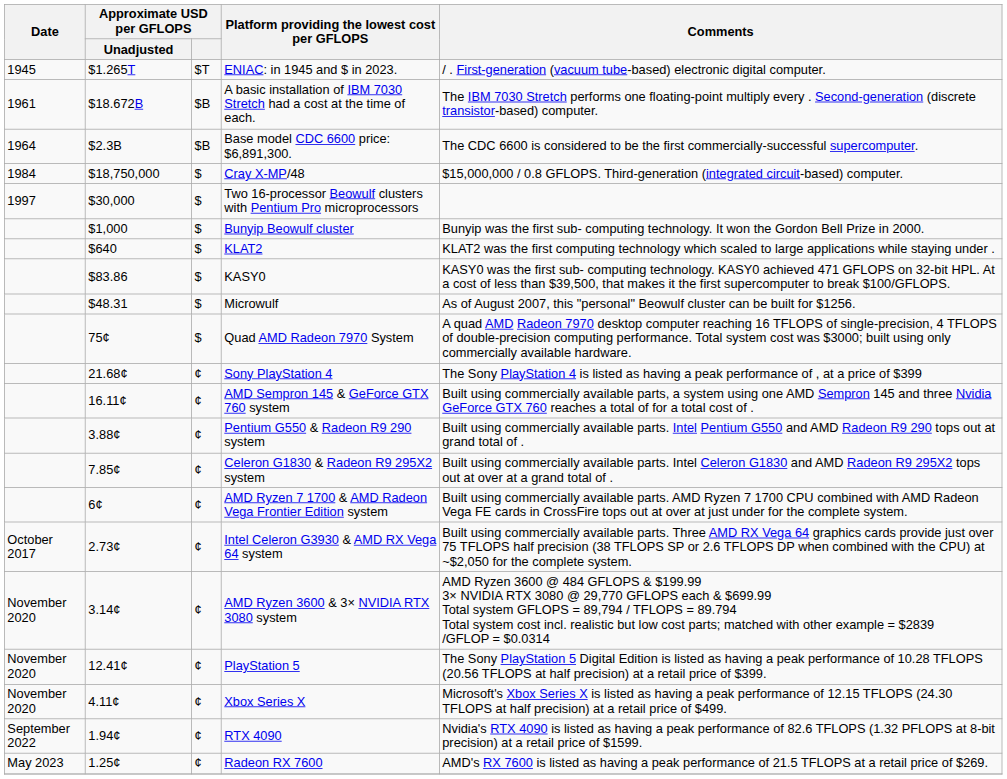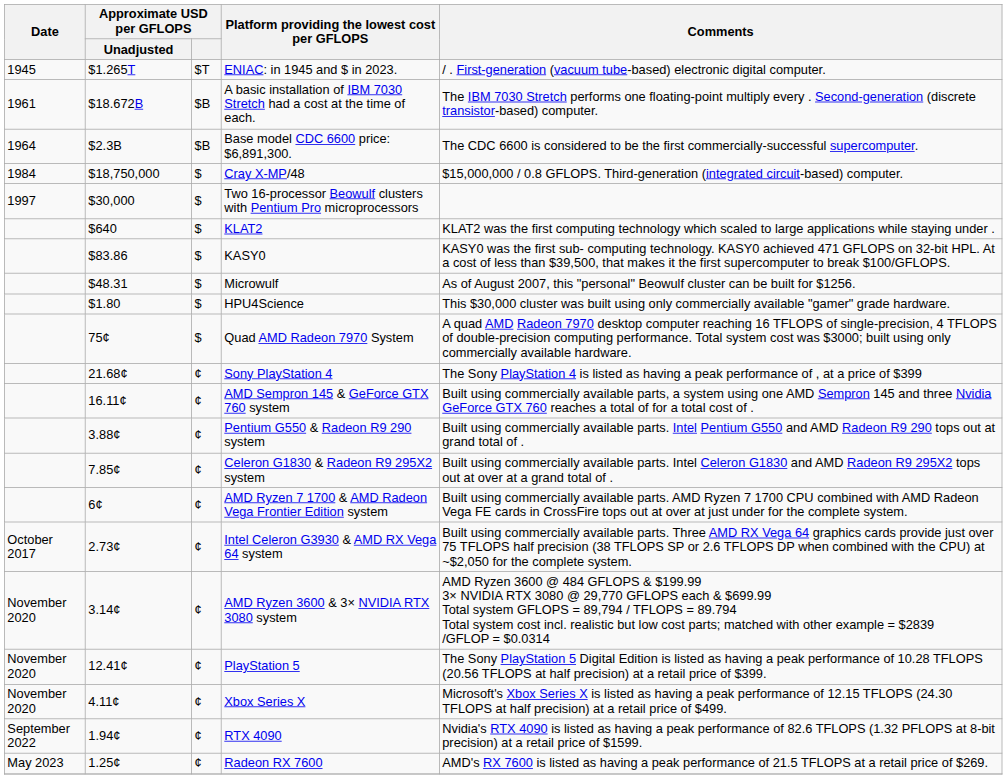- row: (289, 228)
+ row: (264, 304)
